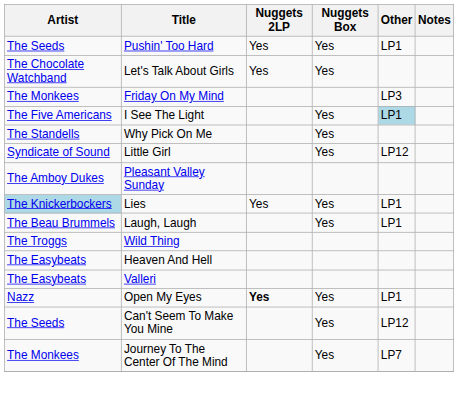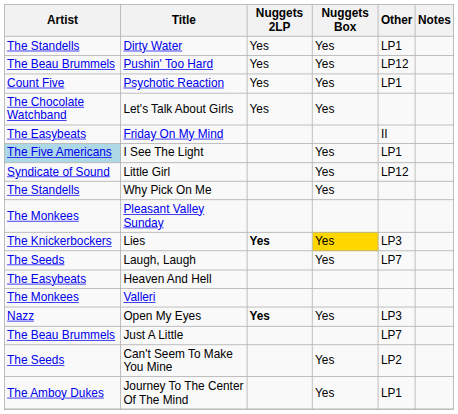+ row: (153, 45)
(36, 45) The Seeds -> (61, 64) The Beau Brummels
(391, 45) LP1 -> (395, 64) LP12
+ row: (174, 83)
(43, 96) The Monkees -> (47, 134) The Easybeats
(391, 96) LP3 -> (384, 134) II
(59, 115) no background -> (59, 153) lightblue background
(391, 115) lightblue background -> (391, 153) no background
rows swapped: (168, 134) <-> (147, 153)
(55, 178) The Amboy Dukes -> (43, 216) The Monkees
(59, 204) lightblue background -> (59, 241) no background
(259, 204) normal -> (260, 241) bold
(324, 204) no background -> (325, 241) gold background
(391, 204) LP1 -> (391, 241) LP3
(61, 222) The Beau Brummels -> (36, 260) The Seeds
(391, 222) LP1 -> (391, 260) LP7
- row: (152, 241)
(47, 279) The Easybeats -> (43, 297) The Monkees
(391, 297) LP1 -> (391, 316) LP3
+ row: (153, 335)
(395, 323) LP12 -> (391, 360) LP2
(43, 355) The Monkees -> (55, 393) The Amboy Dukes
(391, 355) LP7 -> (391, 393) LP1
